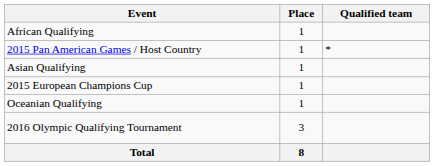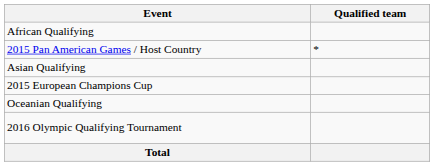- column: (301, 13)
